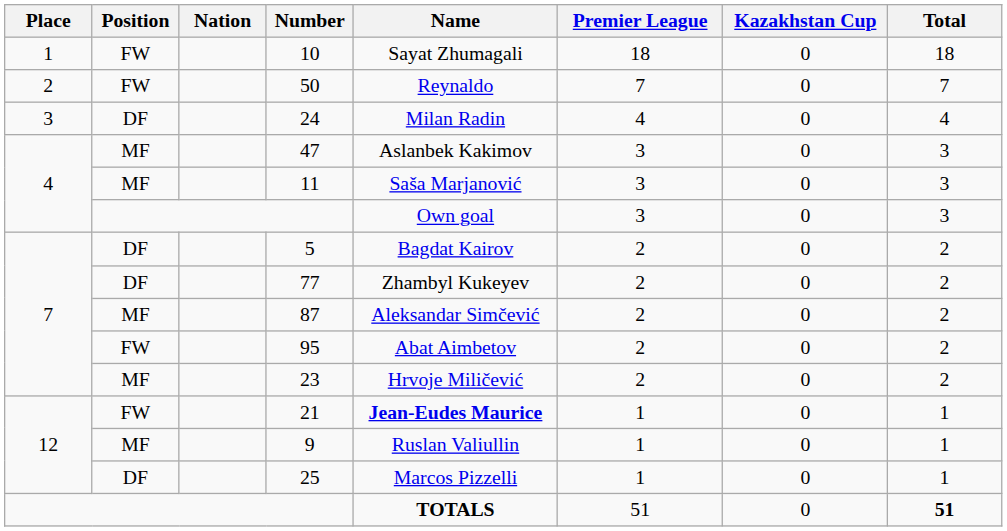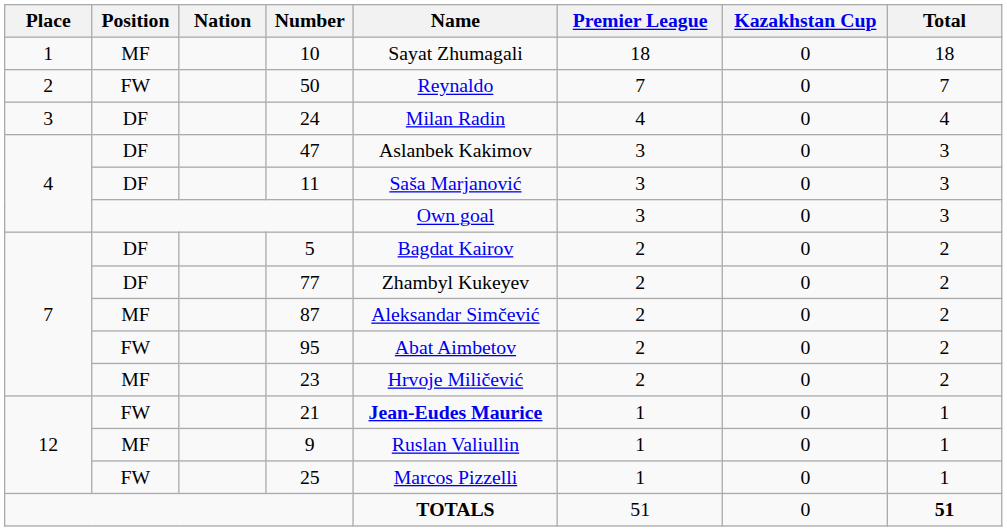(135, 53) FW -> (135, 53) MF
(135, 151) MF -> (135, 151) DF
(135, 183) MF -> (135, 183) DF
(135, 477) DF -> (135, 477) FW
